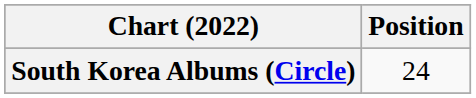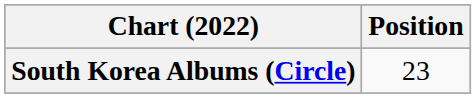(416, 70) 24 -> (416, 70) 23
